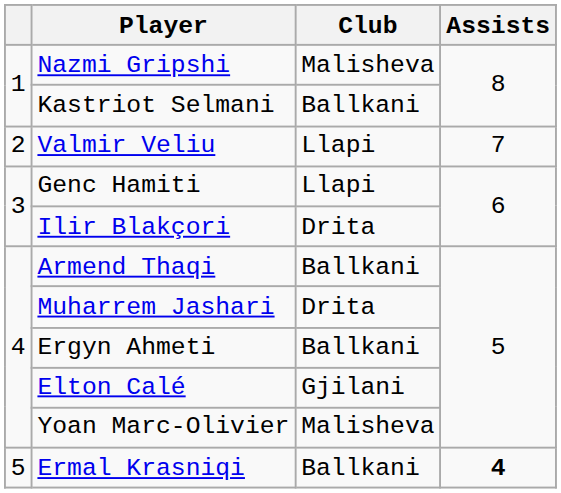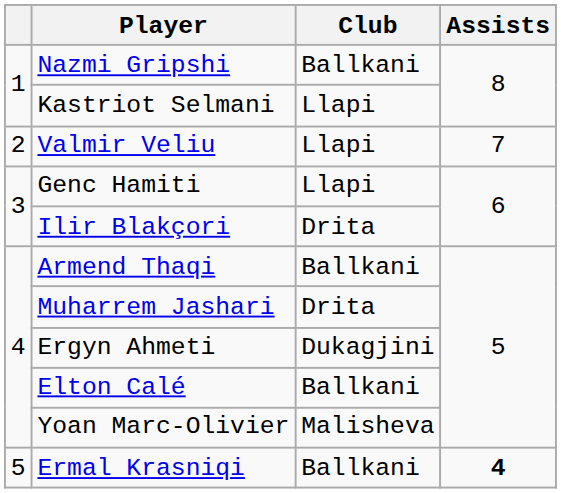(368, 65) Malisheva -> (360, 65) Ballkani
(360, 106) Ballkani -> (338, 106) Llapi
(360, 347) Ballkani -> (368, 347) Dukagjini
(353, 387) Gjilani -> (360, 387) Ballkani
